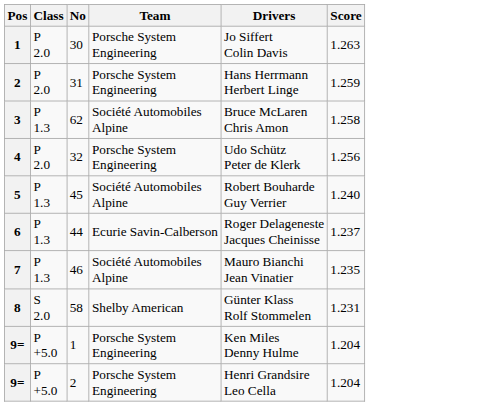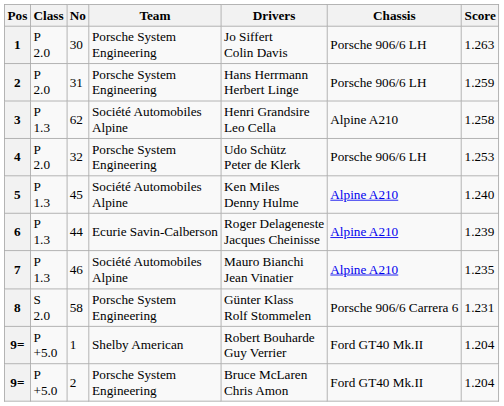+ column: (394, 15)
(266, 120) Bruce McLaren Chris Amon -> (267, 120) Henri Grandsire Leo Cella
(345, 157) 1.256 -> (479, 157) 1.253
(269, 195) Robert Bouharde Guy Verrier -> (261, 195) Ken Miles Denny Hulme
(345, 232) 1.237 -> (479, 232) 1.239
(138, 307) Shelby American -> (134, 307) Porsche System Engineering
(134, 344) Porsche System Engineering -> (138, 344) Shelby American
(261, 344) Ken Miles Denny Hulme -> (269, 344) Robert Bouharde Guy Verrier
(267, 382) Henri Grandsire Leo Cella -> (266, 382) Bruce McLaren Chris Amon
